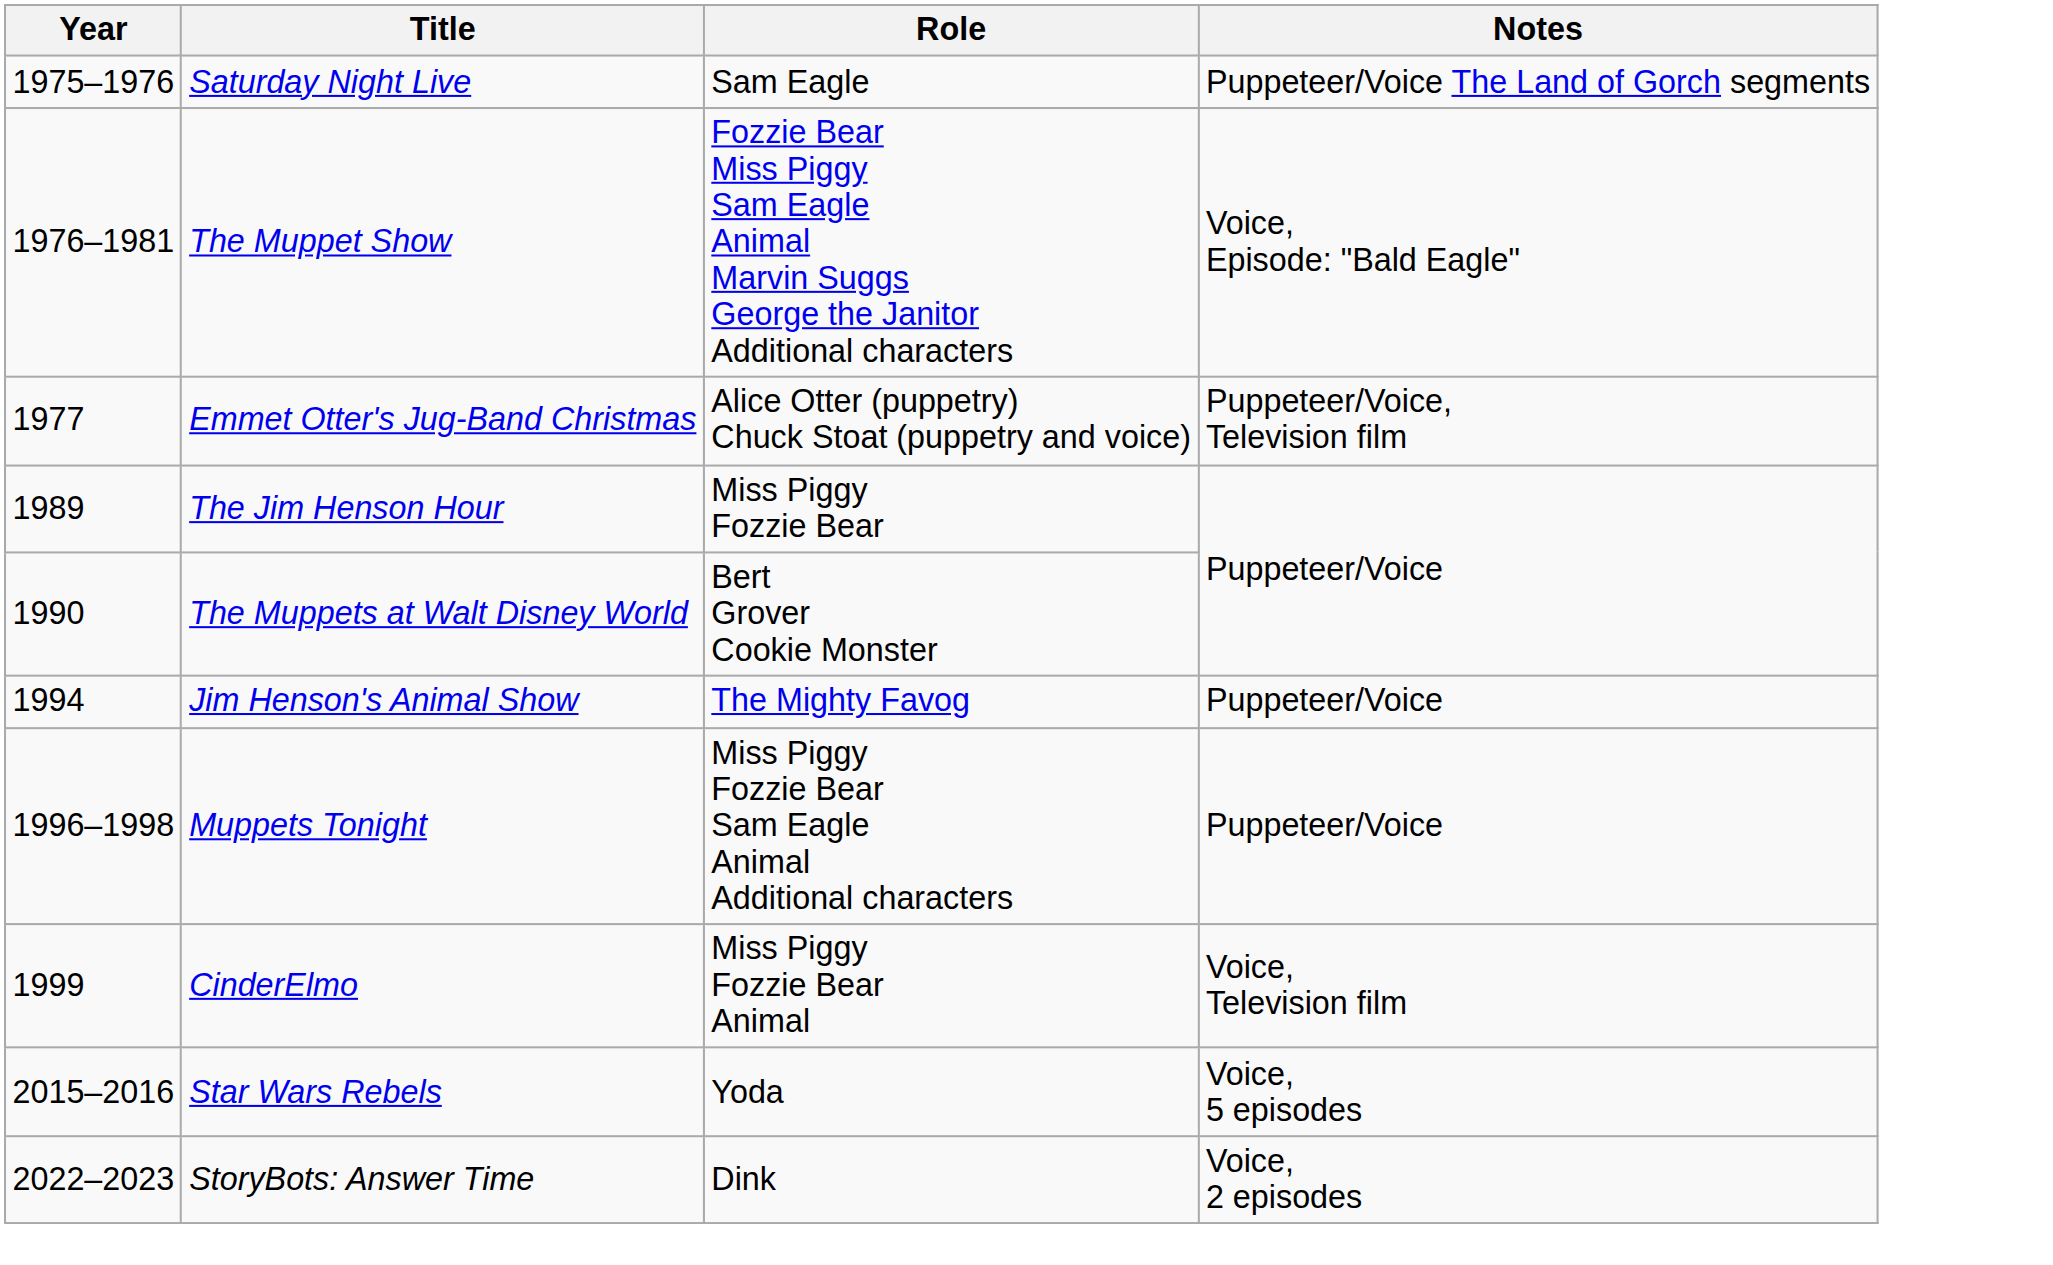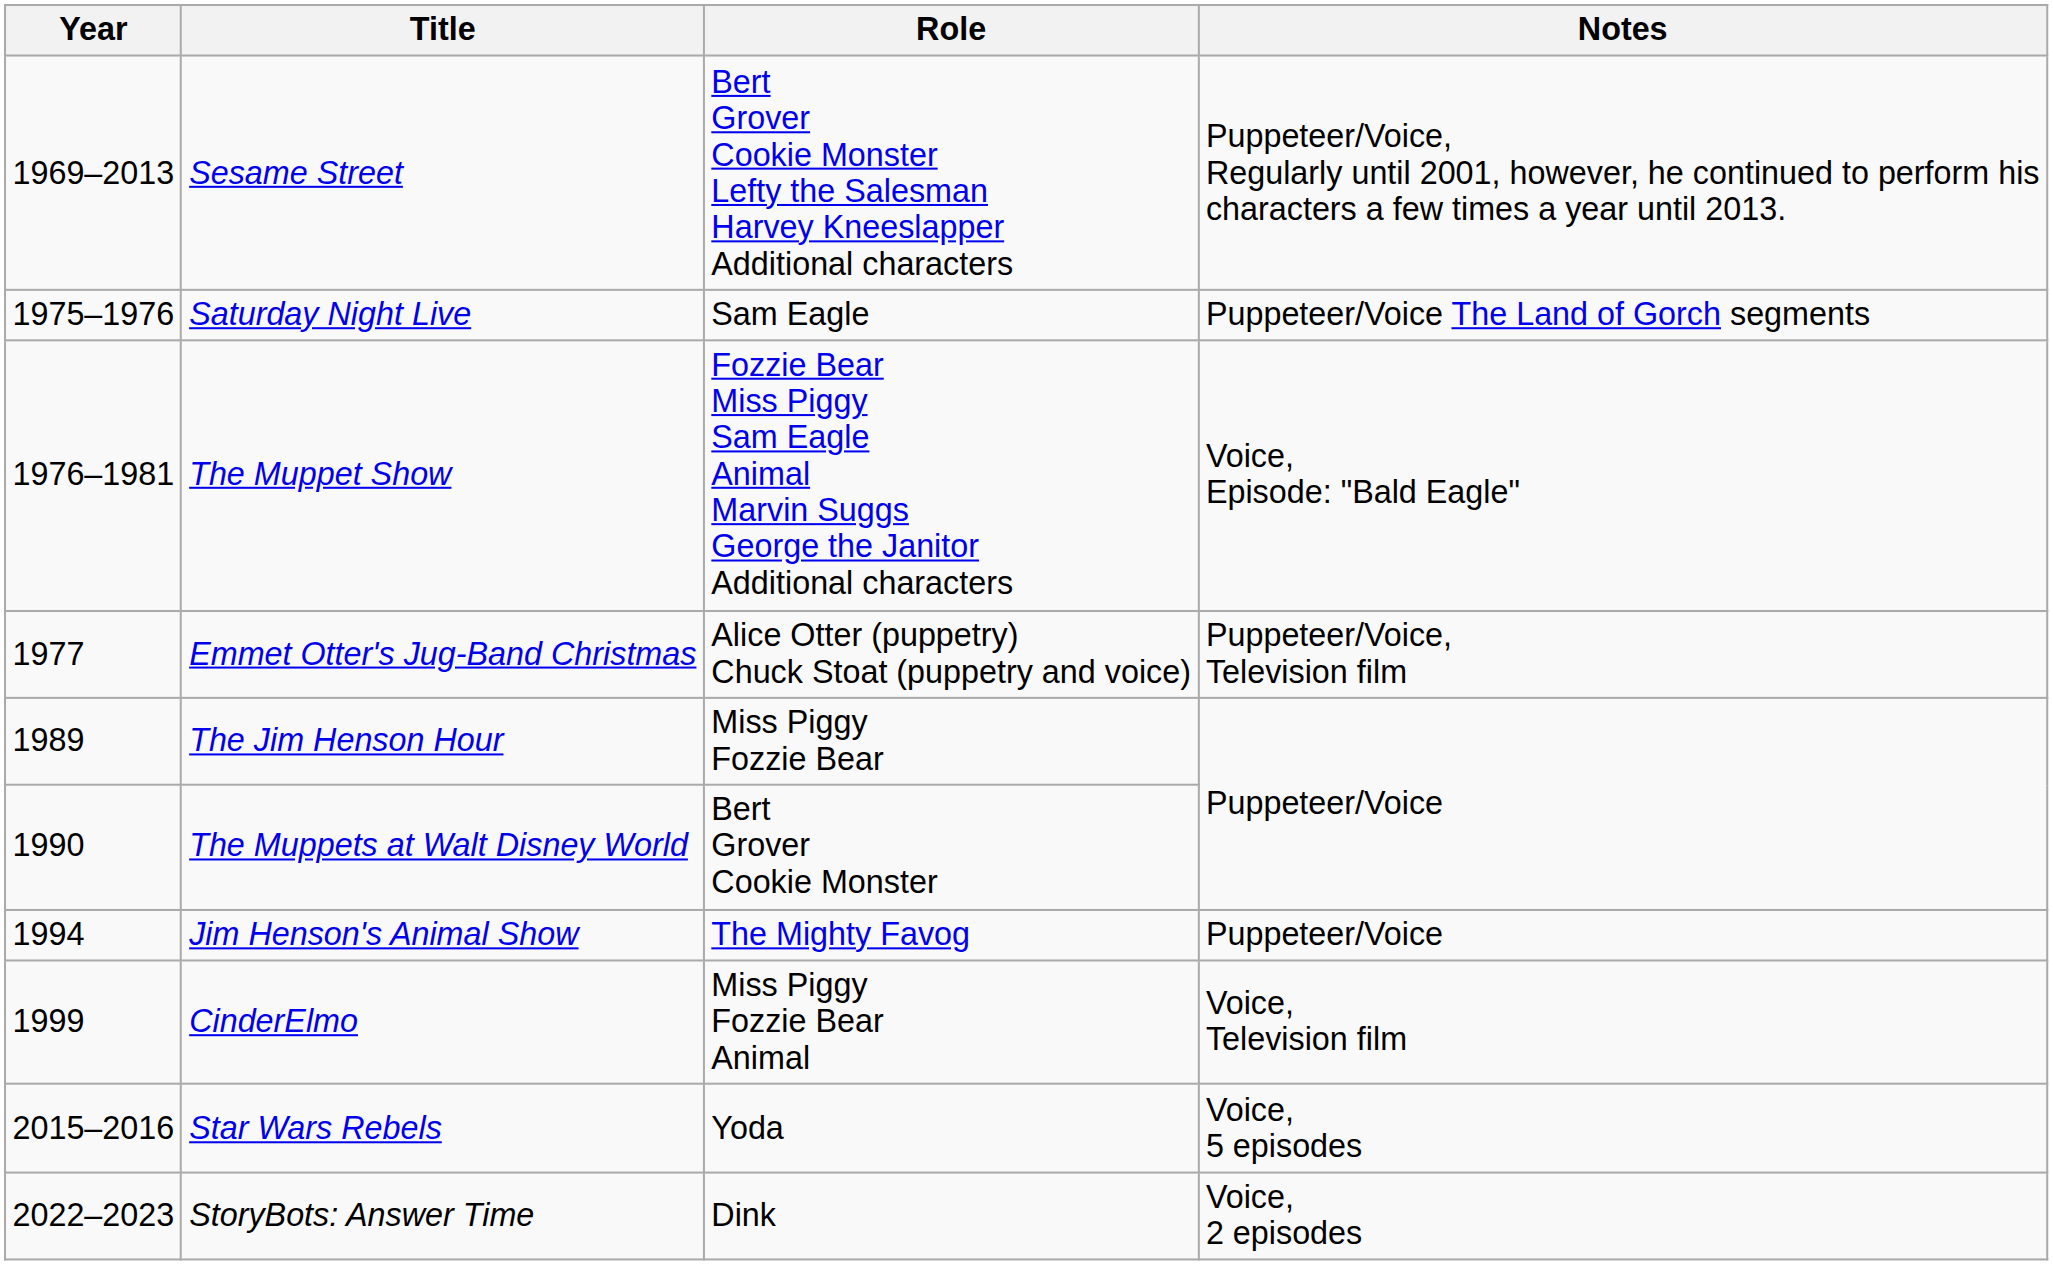+ row: (296, 172)
- row: (308, 825)
